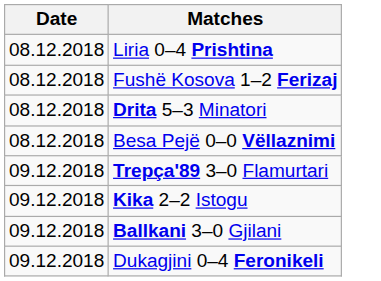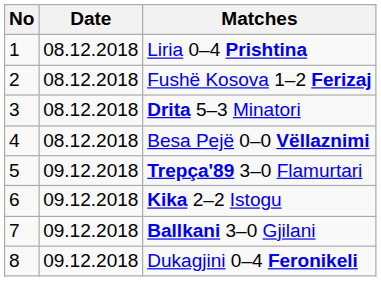+ column: (22, 19)
